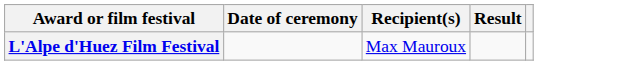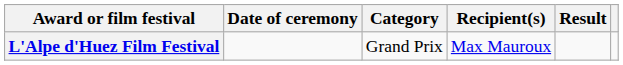+ column: (404, 18)
